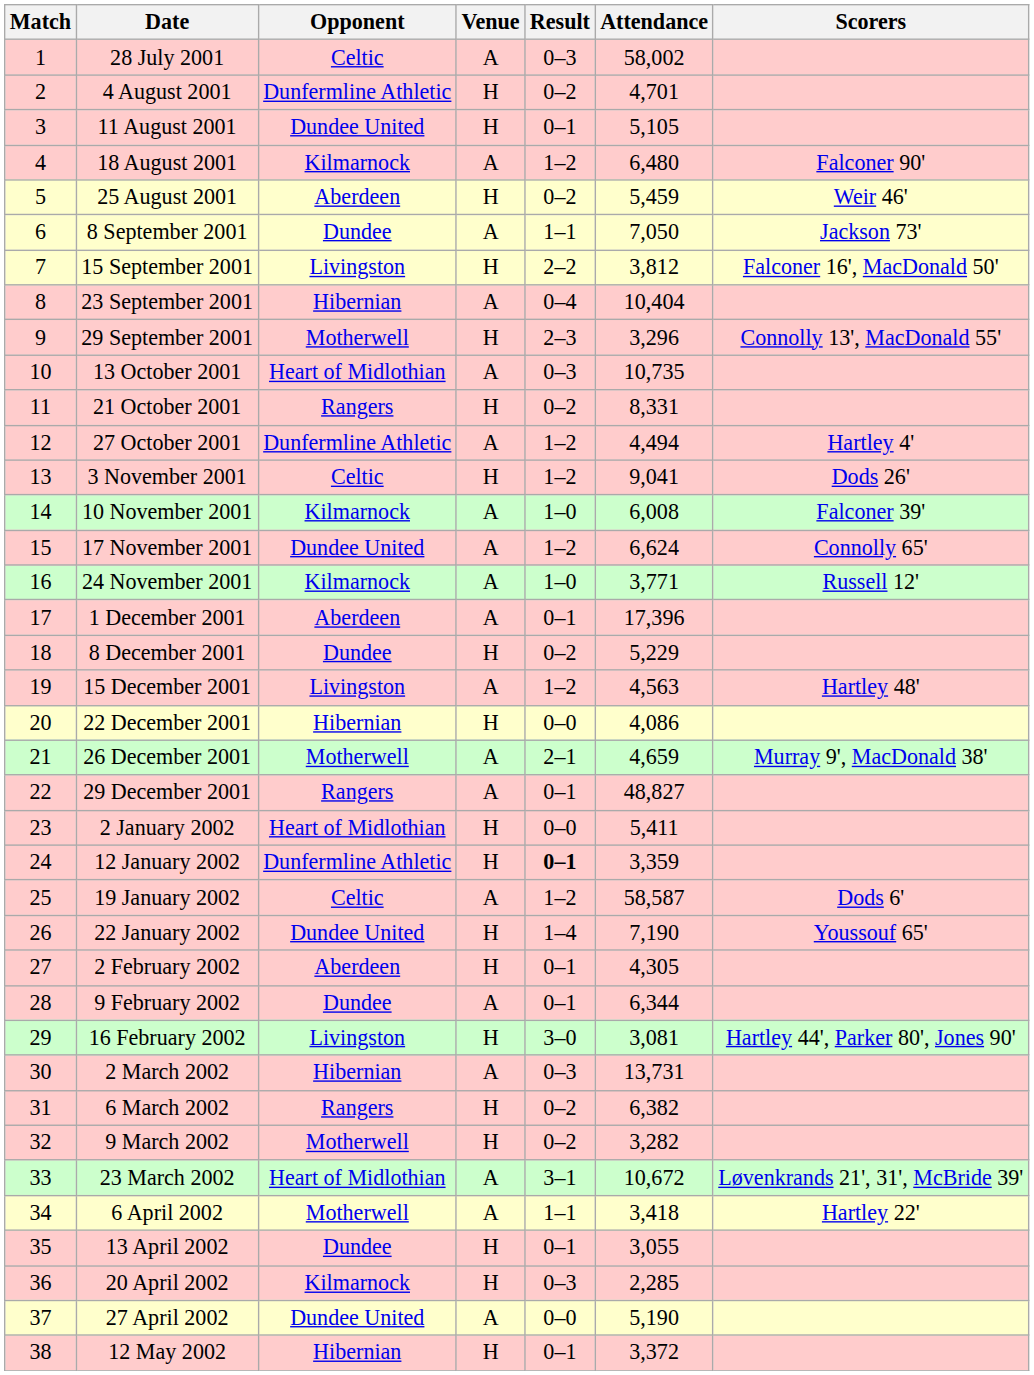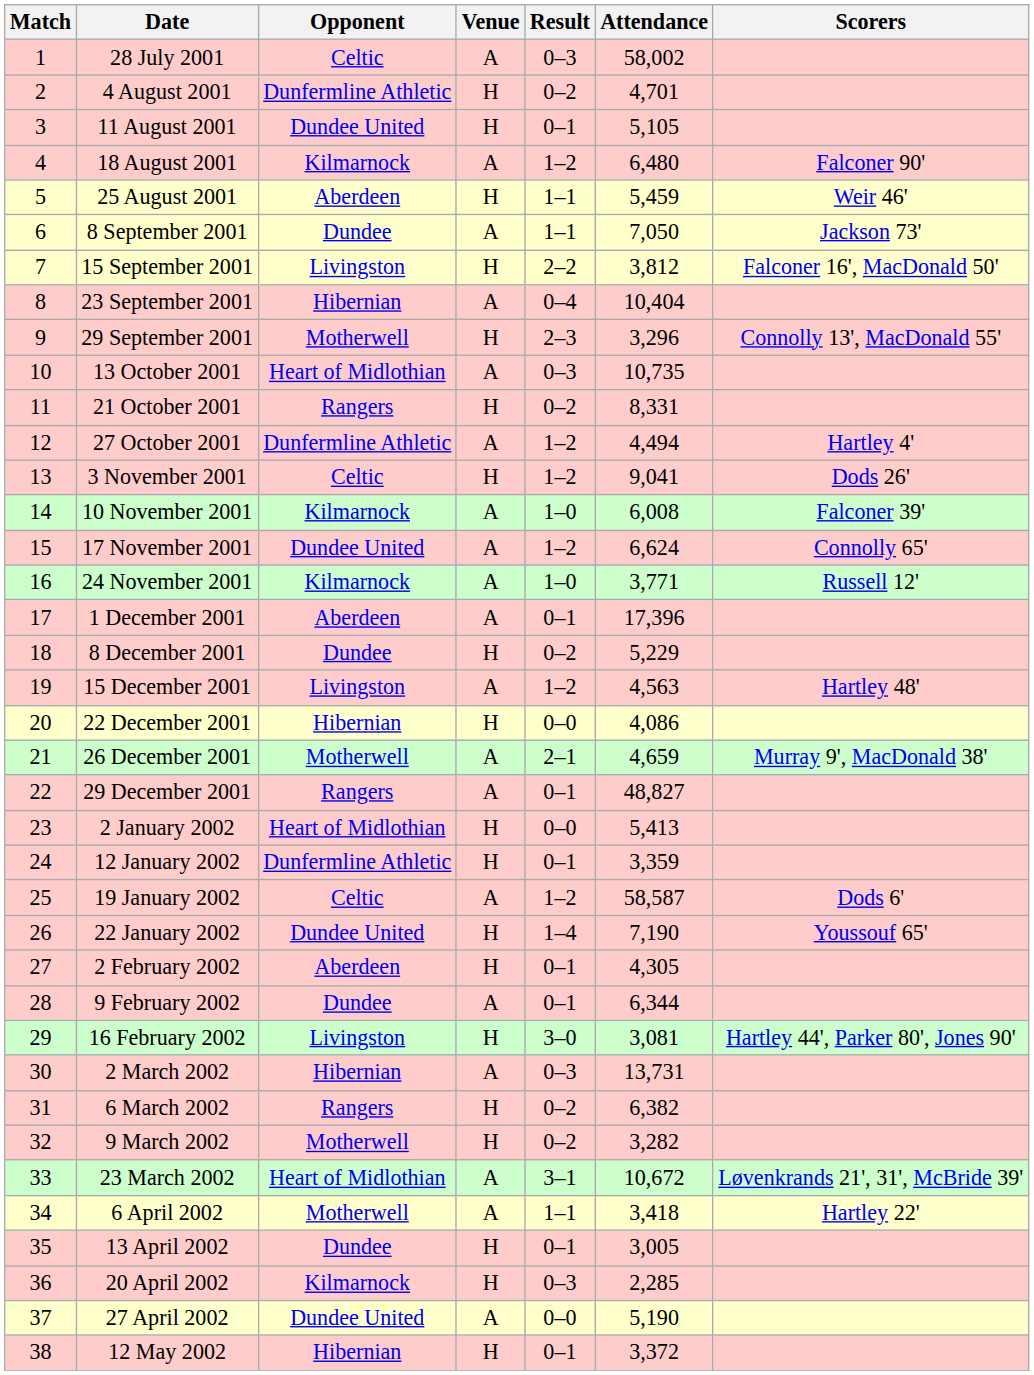(560, 197) 0–2 -> (560, 197) 1–1
(654, 827) 5,411 -> (654, 827) 5,413
(560, 862) bold -> (560, 862) normal
(654, 1247) 3,055 -> (654, 1247) 3,005
